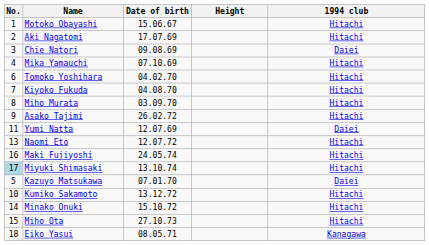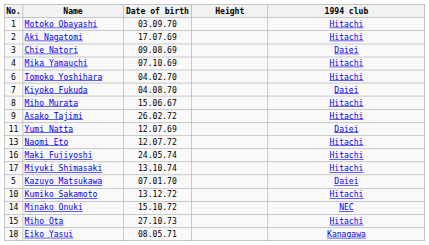(157, 24) 15.06.67 -> (157, 24) 03.09.70
(346, 90) Hitachi -> (346, 90) Daiei
(157, 103) 03.09.70 -> (157, 103) 15.06.67
(14, 169) lightblue background -> (14, 169) no background
(346, 208) Hitachi -> (346, 208) NEC
